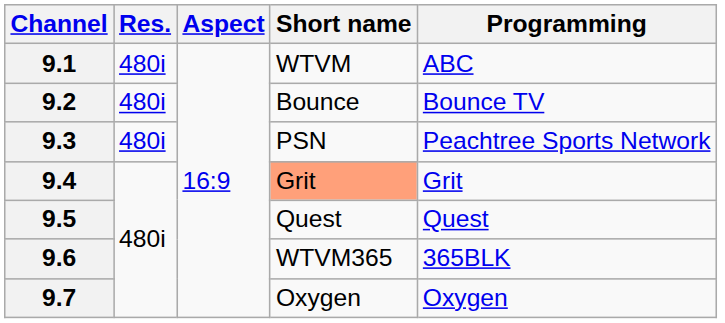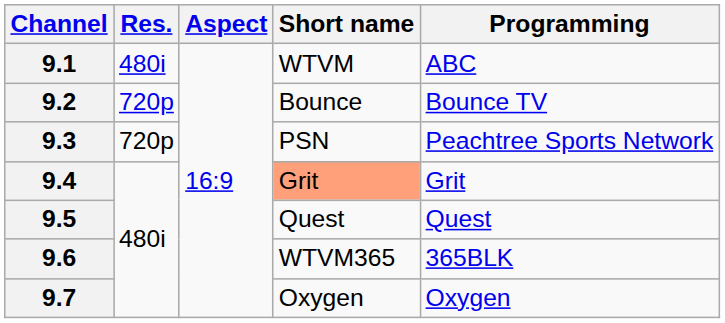(142, 102) 480i -> (146, 102) 720p
(142, 141) 480i -> (146, 141) 720p
